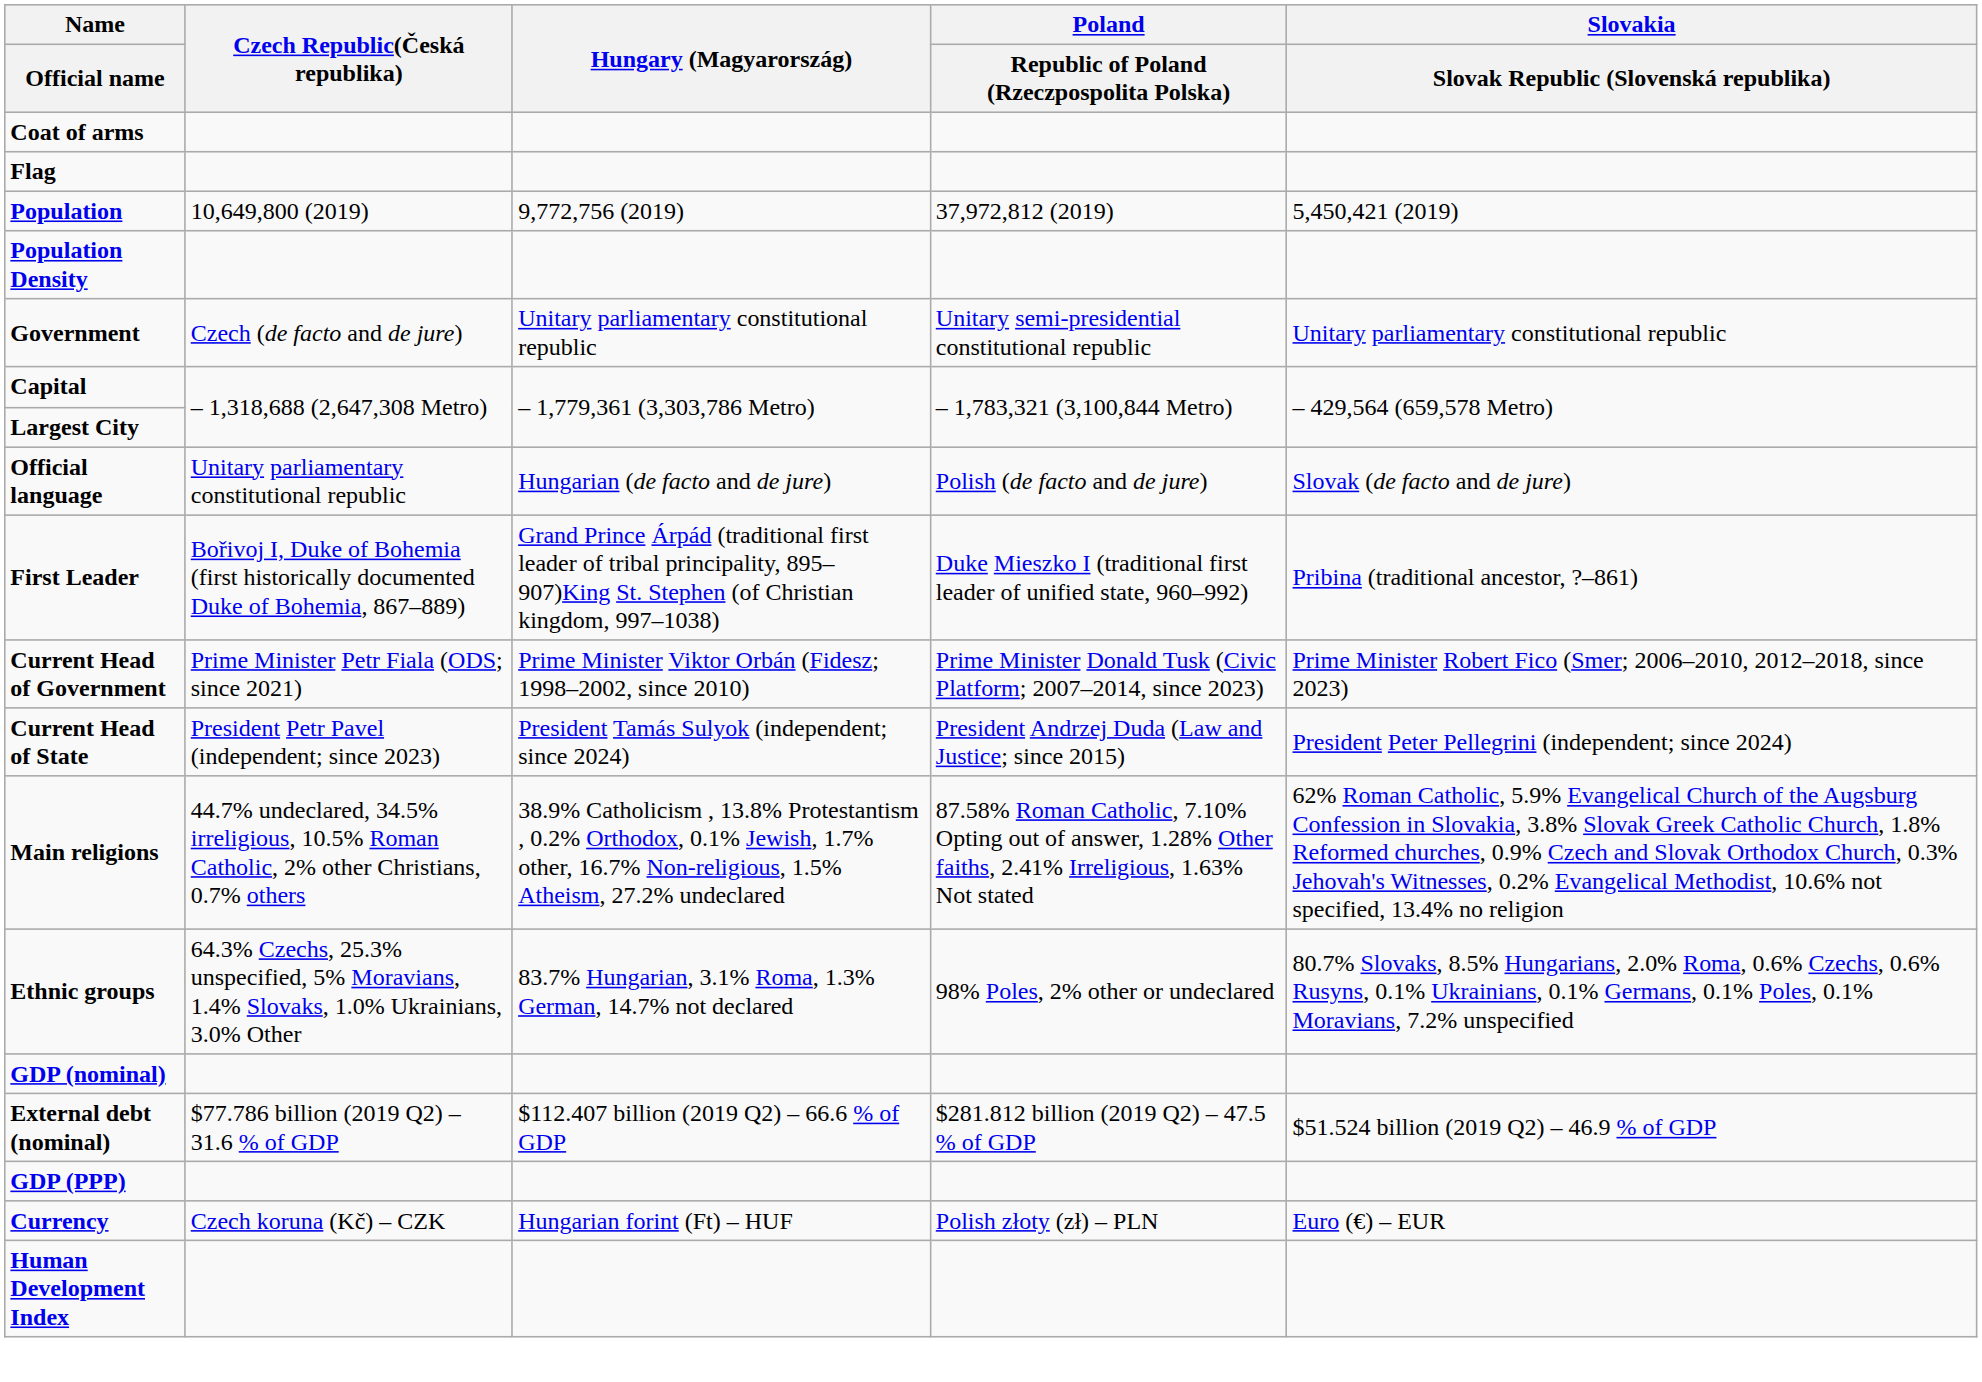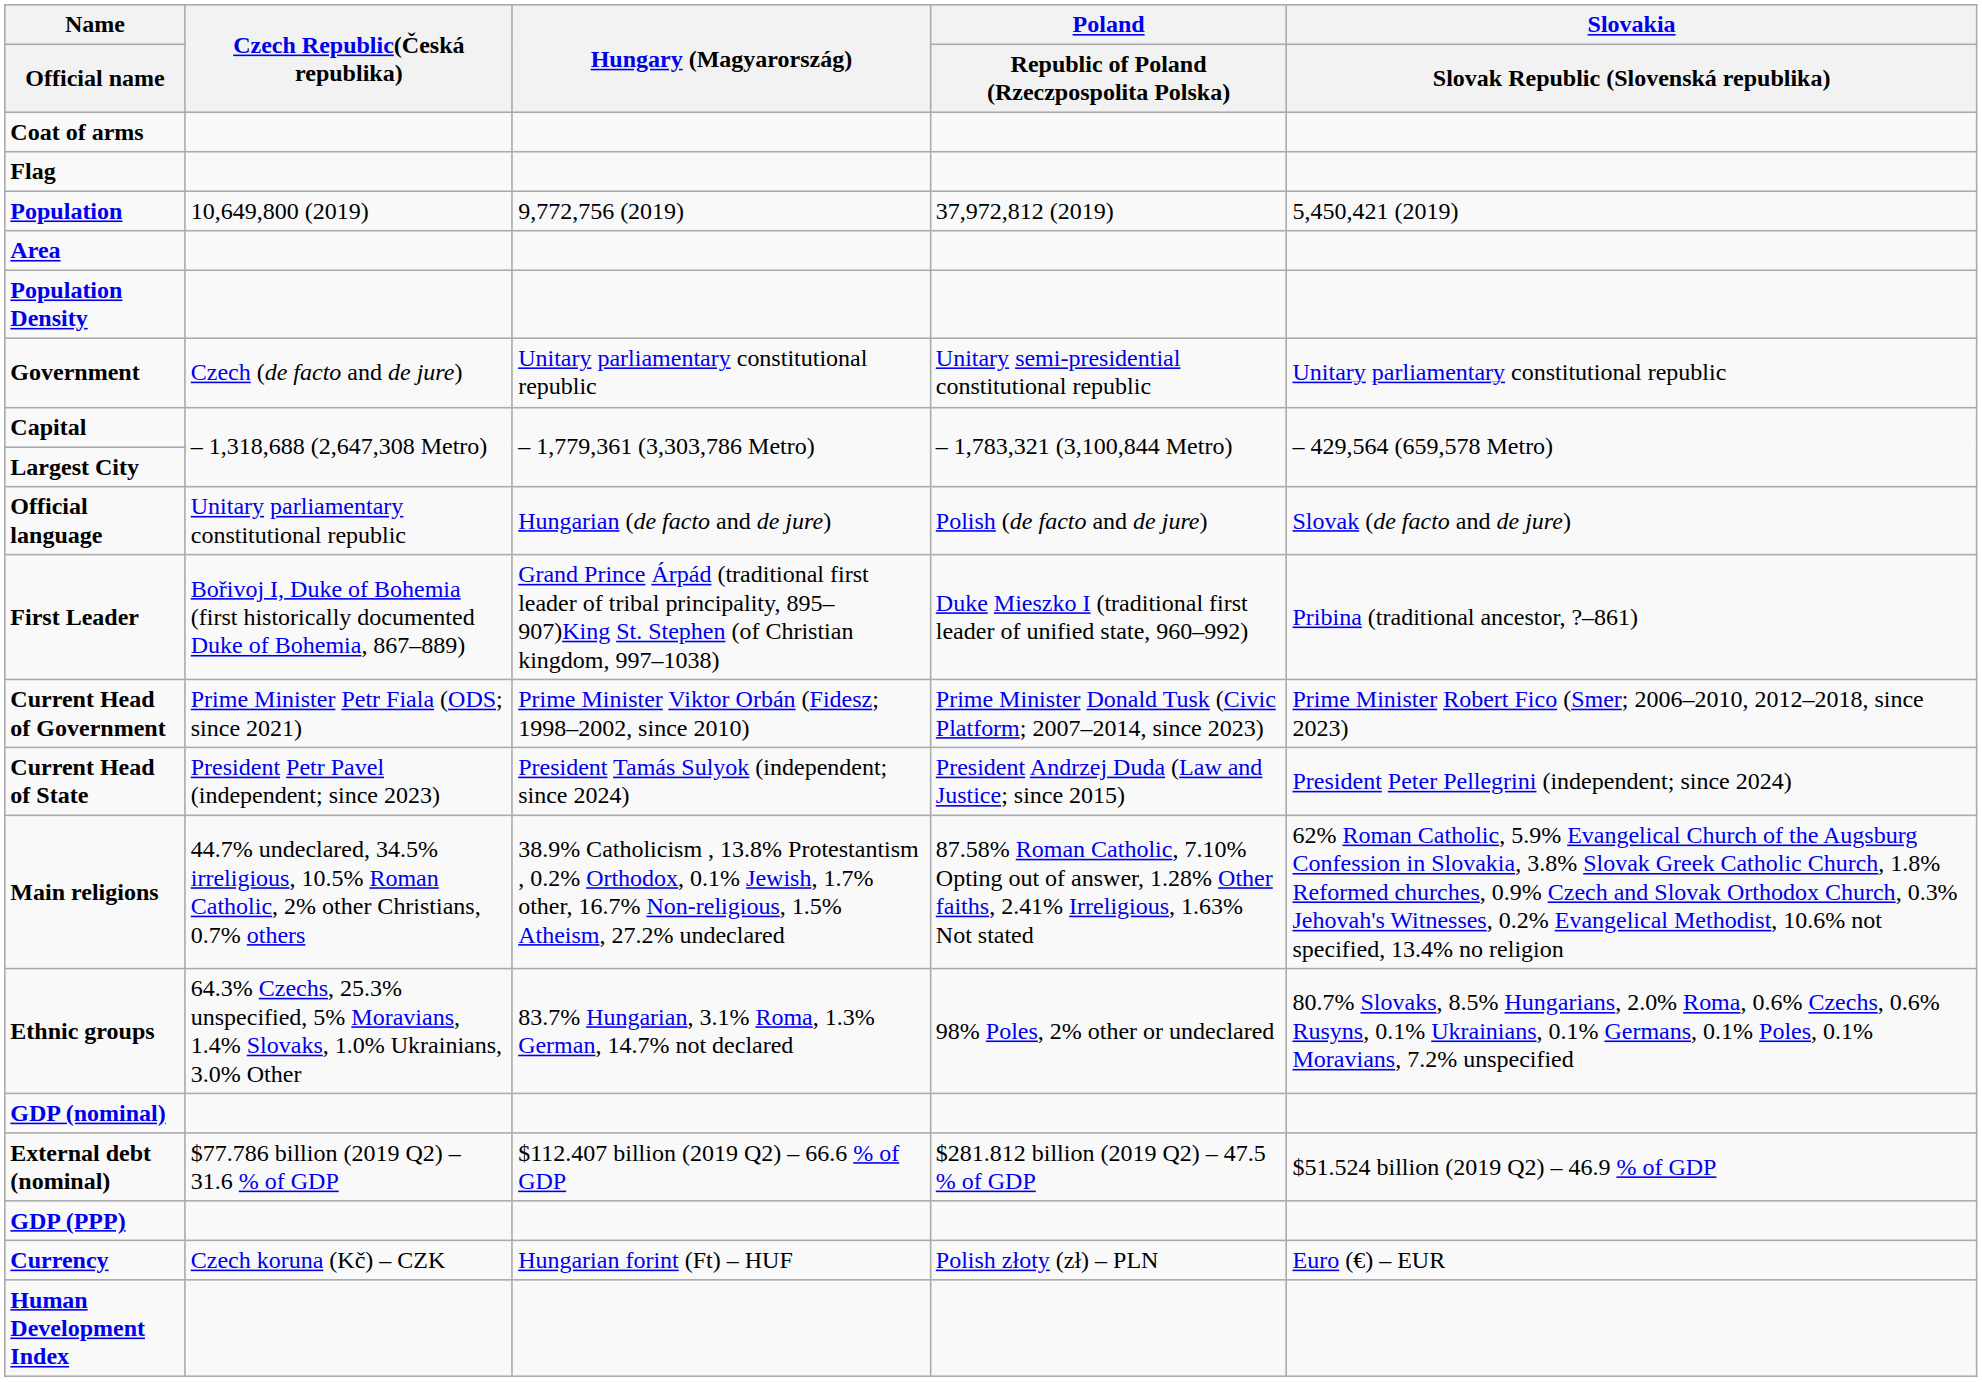+ row: (35, 250)
